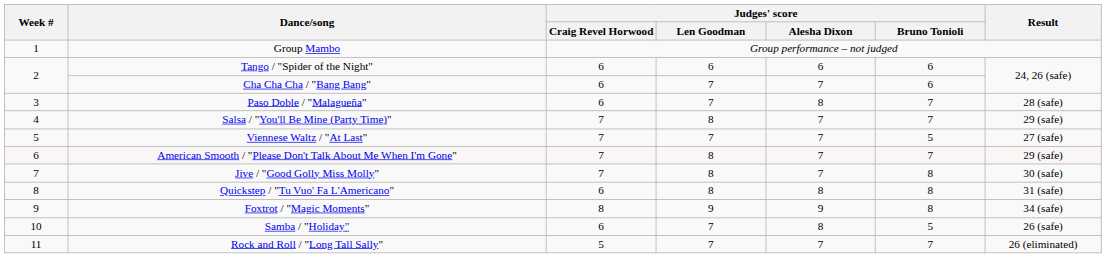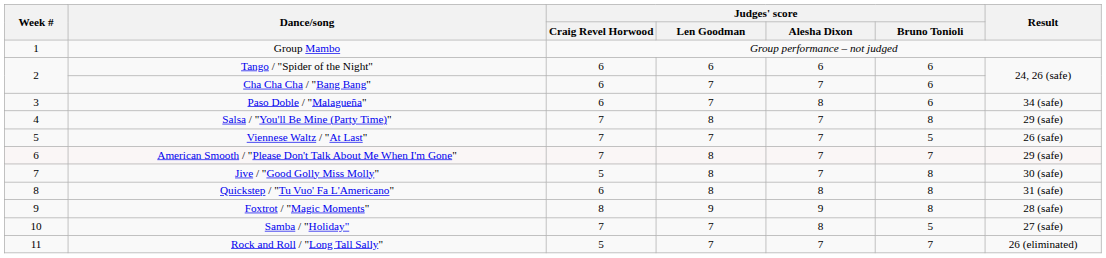(930, 102) 7 -> (930, 102) 6
(1043, 102) 28 (safe) -> (1043, 102) 34 (safe)
(930, 119) 7 -> (930, 119) 8
(1043, 137) 27 (safe) -> (1043, 137) 26 (safe)
(601, 173) 7 -> (601, 173) 5
(1043, 208) 34 (safe) -> (1043, 208) 28 (safe)
(601, 226) 6 -> (601, 226) 7
(1043, 226) 26 (safe) -> (1043, 226) 27 (safe)
